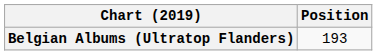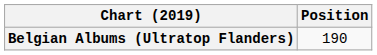(335, 39) 193 -> (335, 39) 190
